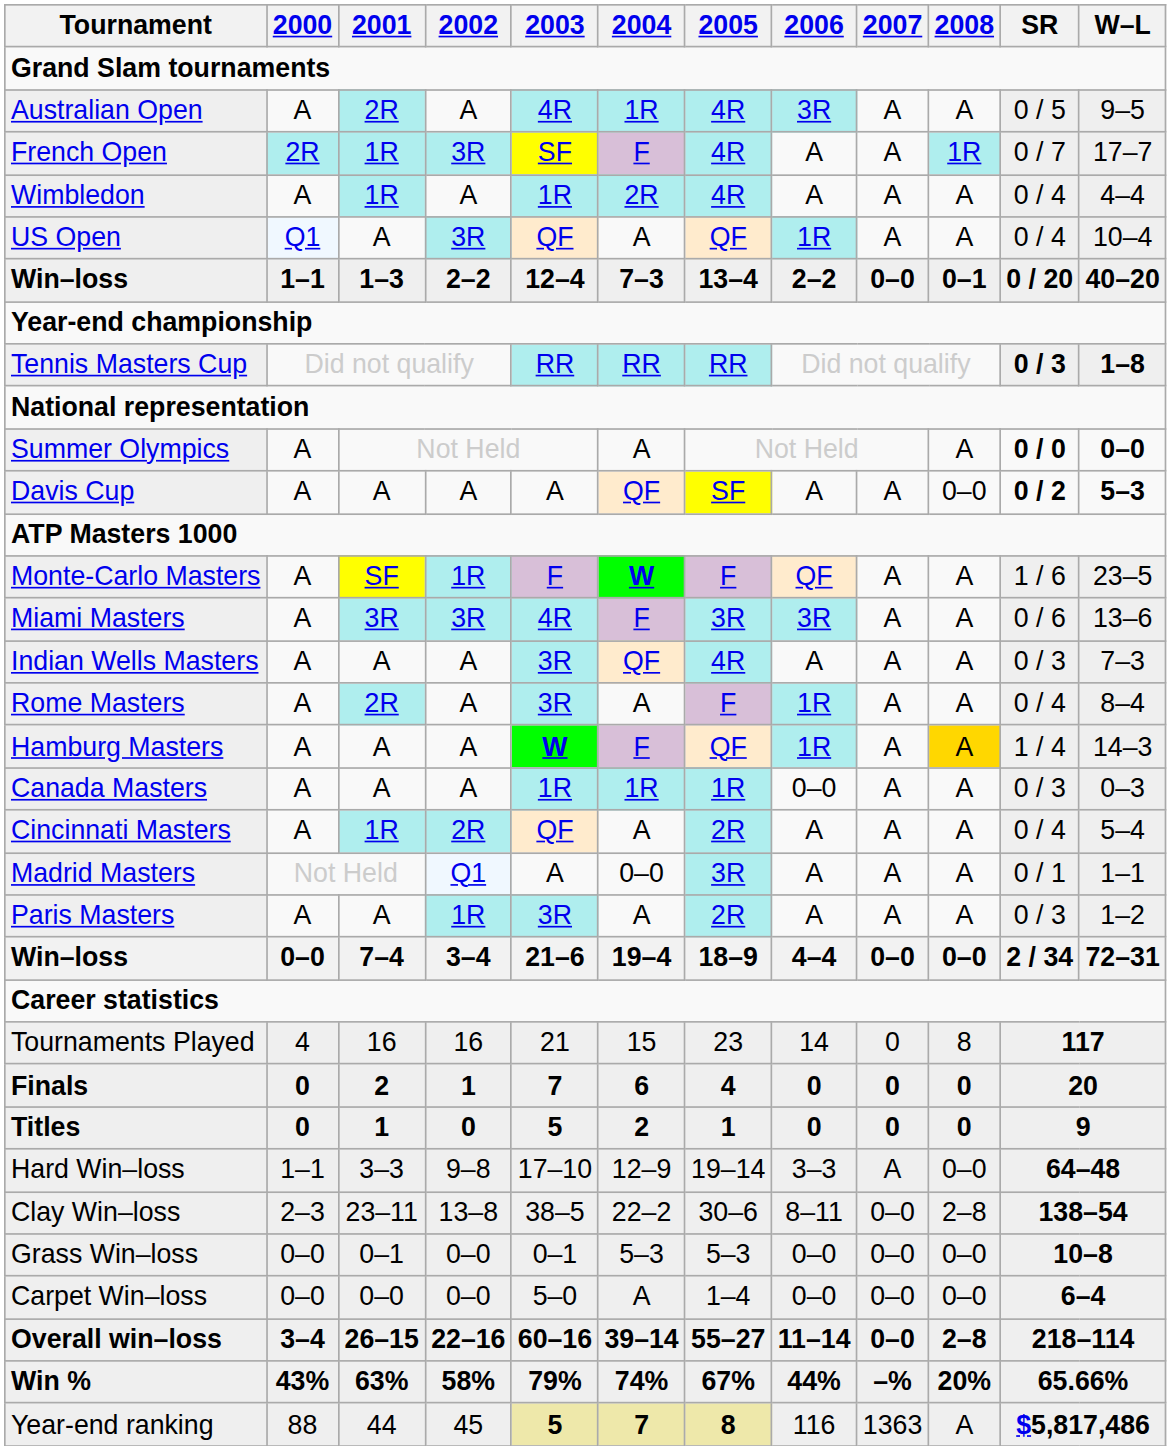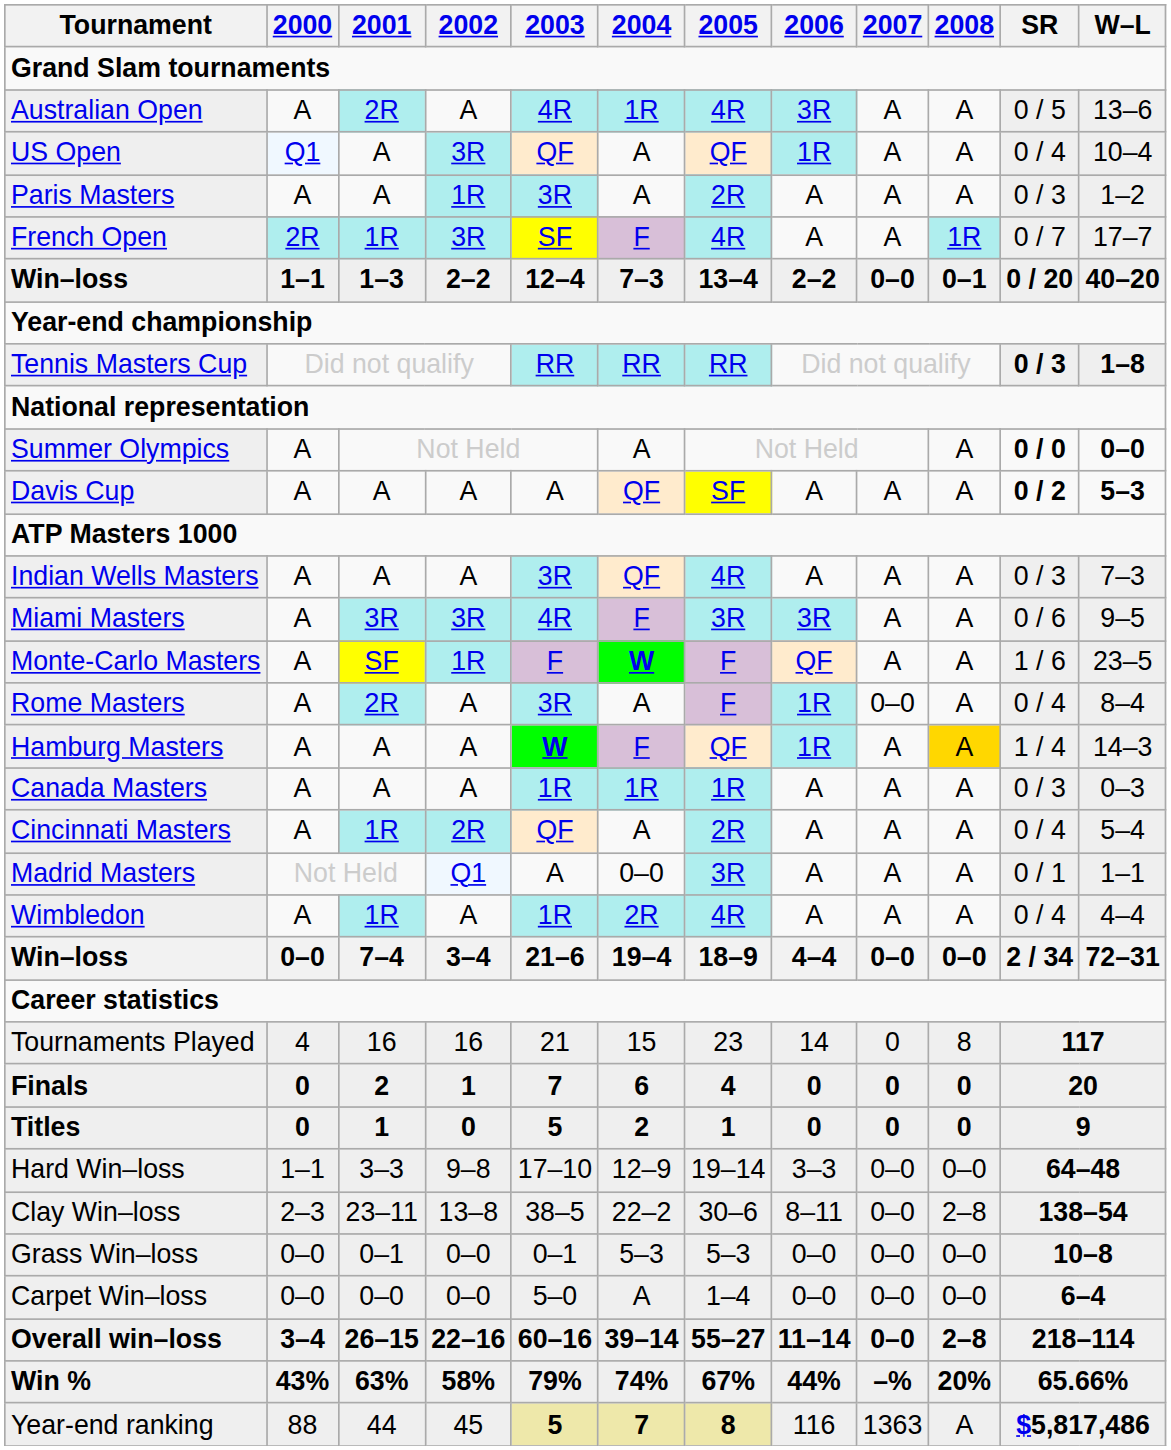(1123, 110) 9–5 -> (1123, 110) 13–6
rows swapped: (89, 152) <-> (66, 237)
rows swapped: (78, 195) <-> (93, 915)
(964, 491) 0–0 -> (964, 491) A
rows swapped: (135, 661) <-> (136, 576)
(1123, 618) 13–6 -> (1123, 618) 9–5
(893, 703) A -> (893, 703) 0–0
(814, 788) 0–0 -> (814, 788) A
(893, 1169) A -> (893, 1169) 0–0
